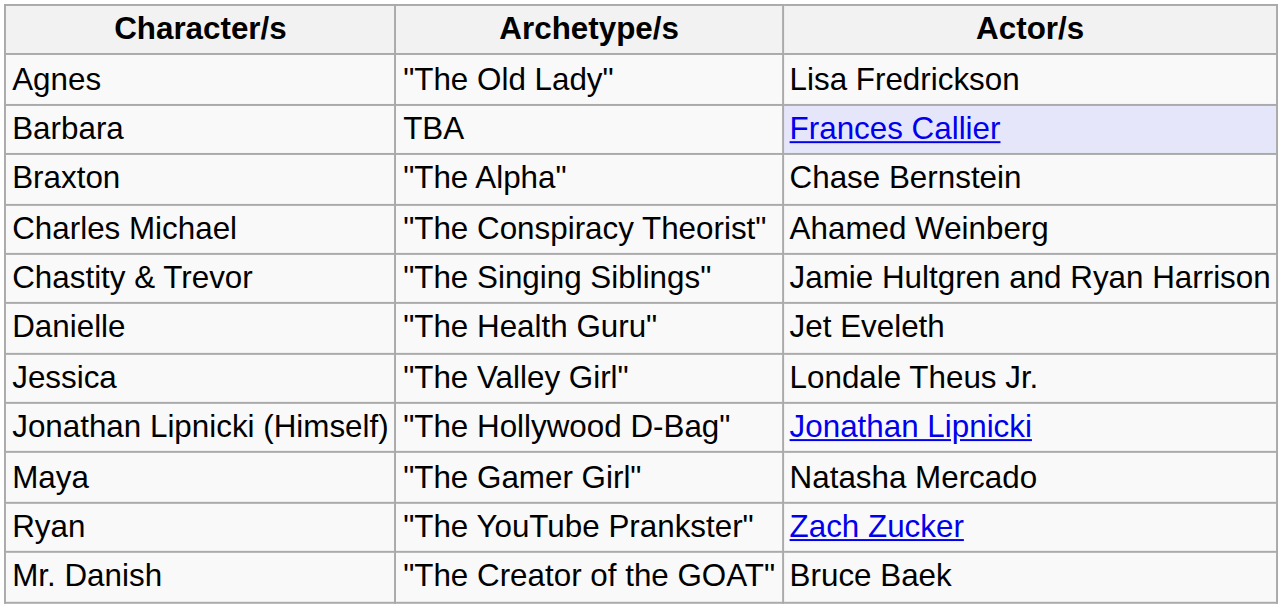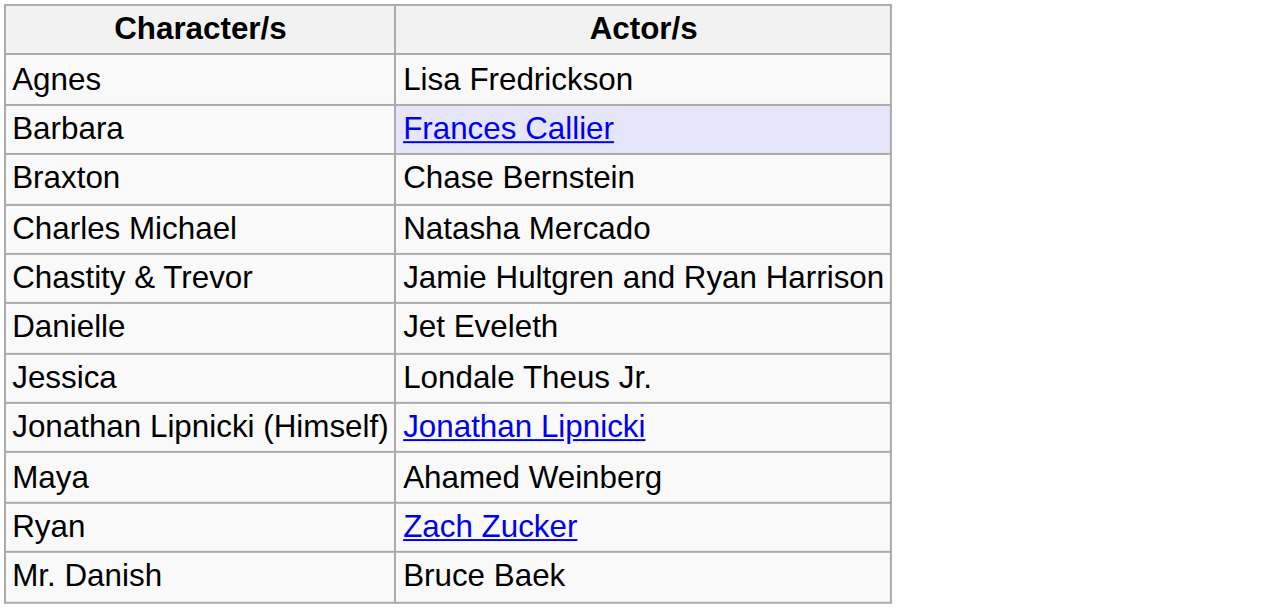- column: (589, 29)
(919, 228) Ahamed Weinberg -> (527, 228) Natasha Mercado
(913, 476) Natasha Mercado -> (533, 476) Ahamed Weinberg
